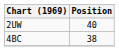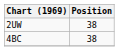(92, 25) 40 -> (92, 25) 38
